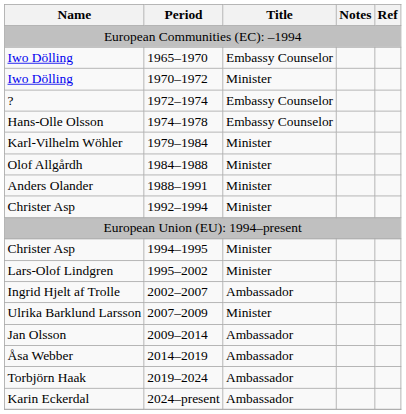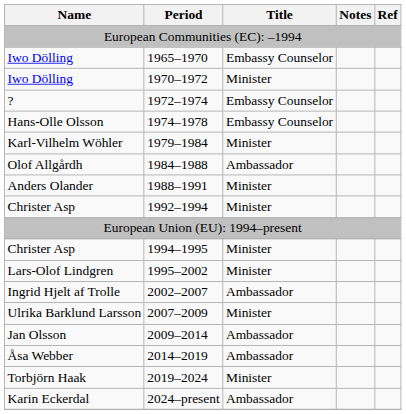(249, 164) Minister -> (260, 164) Ambassador
(260, 377) Ambassador -> (249, 377) Minister
